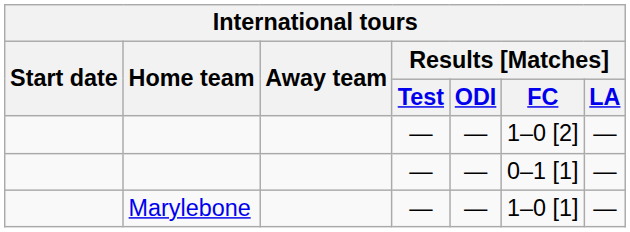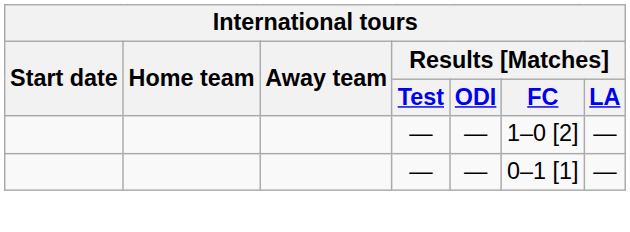- row: (64, 208)
